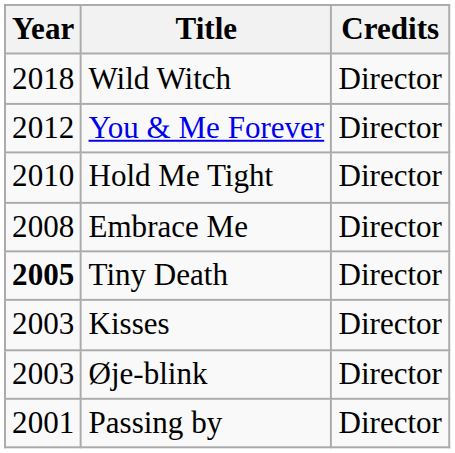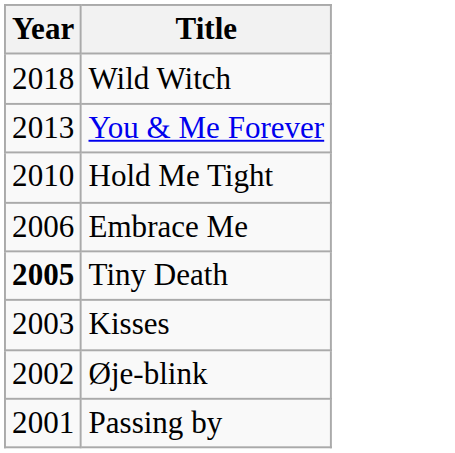- column: (390, 29)
(43, 127) 2012 -> (43, 127) 2013
(43, 226) 2008 -> (43, 226) 2006
(43, 373) 2003 -> (43, 373) 2002
